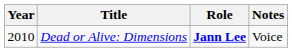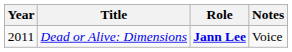(21, 36) 2010 -> (21, 36) 2011
